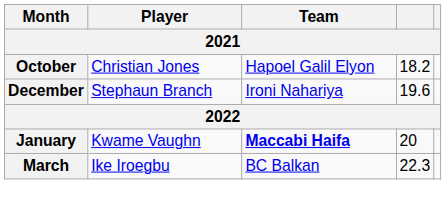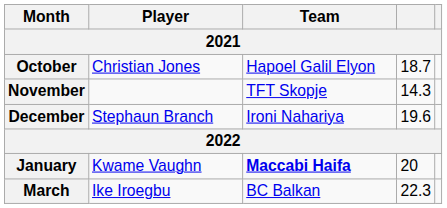(415, 66) 18.2 -> (416, 66) 18.7
+ row: (46, 91)
